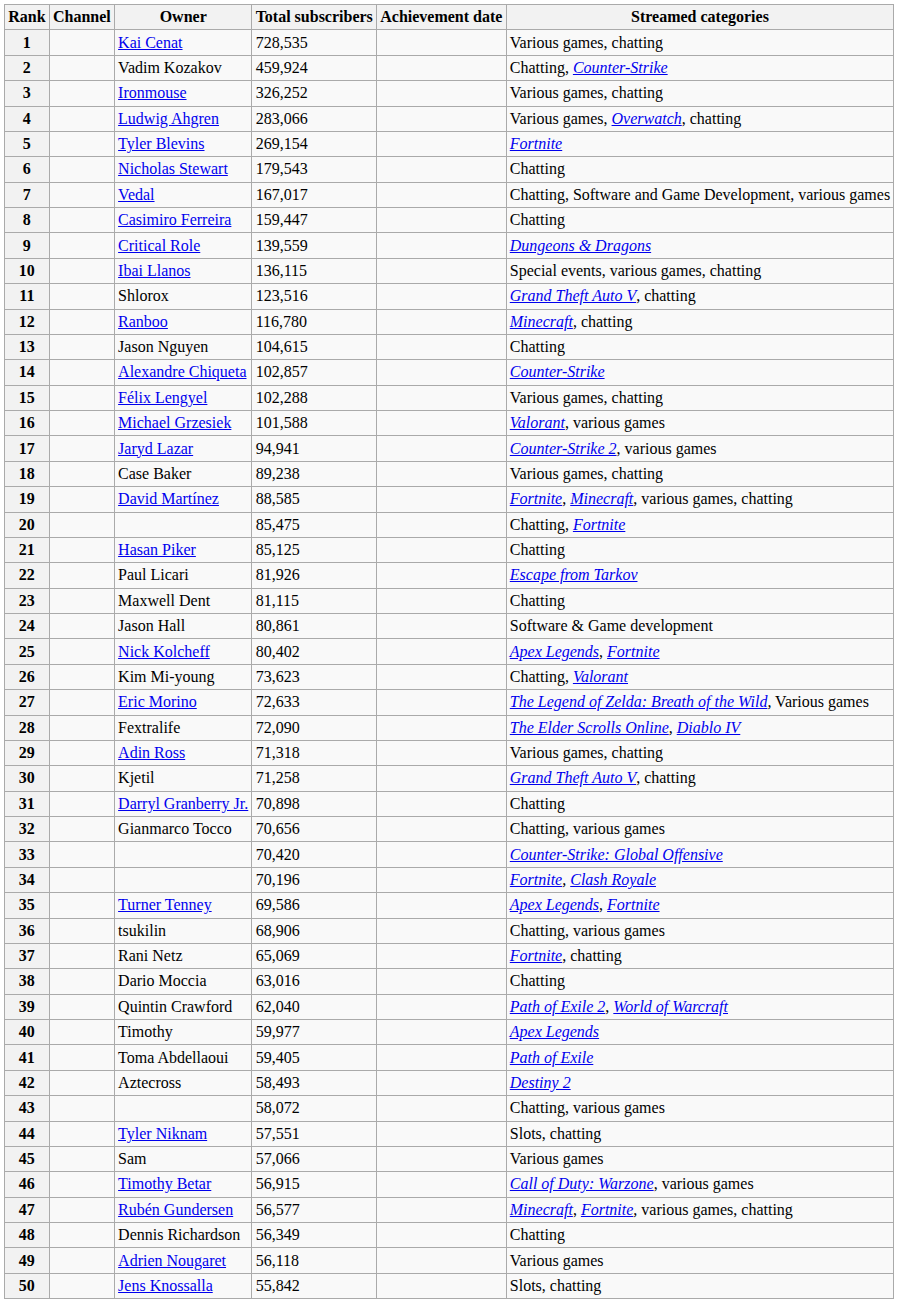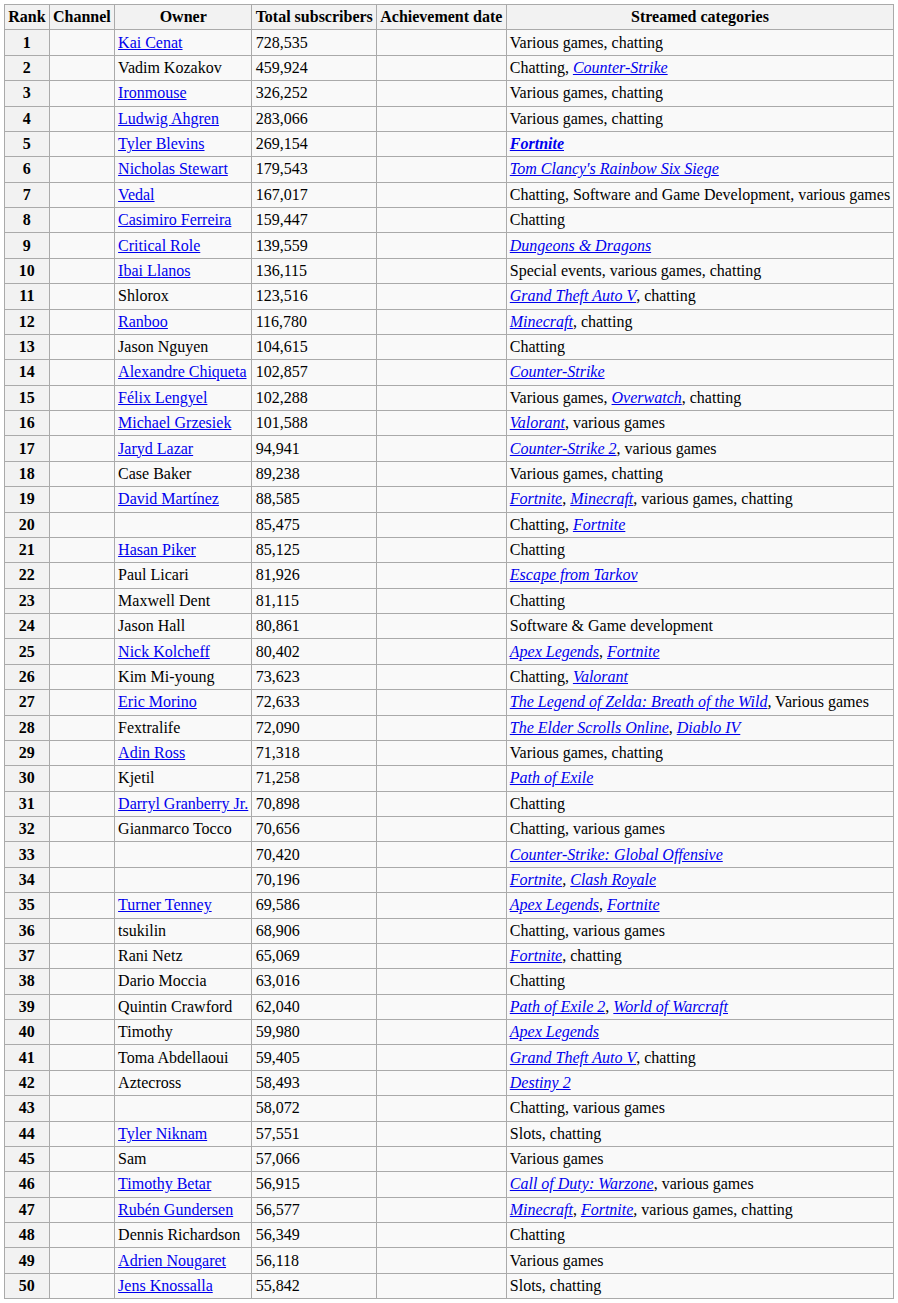(626, 118) Various games, Overwatch, chatting -> (586, 118) Various games, chatting
(536, 144) normal -> (537, 144) bold
(537, 169) Chatting -> (614, 169) Tom Clancy's Rainbow Six Siege
(586, 397) Various games, chatting -> (626, 397) Various games, Overwatch, chatting
(603, 778) Grand Theft Auto V, chatting -> (552, 778) Path of Exile
(278, 1032) 59,977 -> (278, 1032) 59,980
(552, 1057) Path of Exile -> (603, 1057) Grand Theft Auto V, chatting
